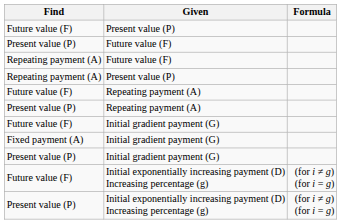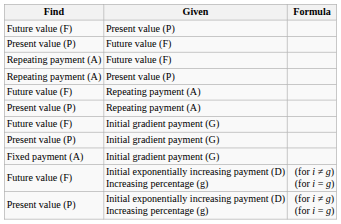rows swapped: (41, 156) <-> (45, 140)
